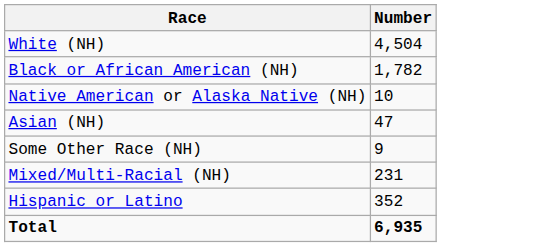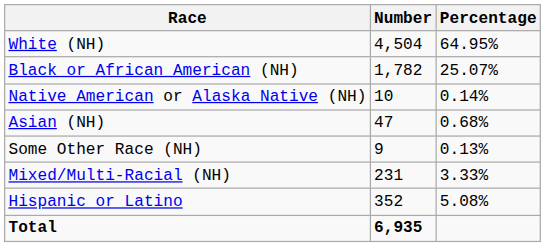+ column: (488, 18)
